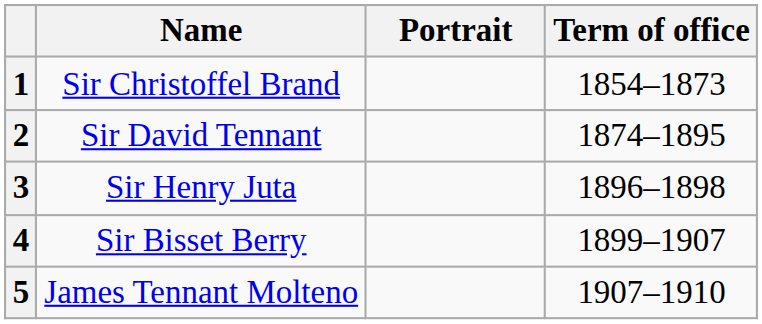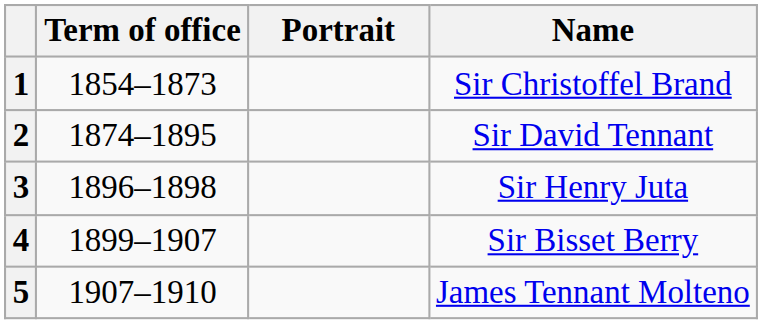columns swapped: (201, 30) <-> (652, 30)
